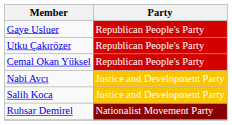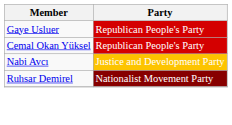- row: (39, 45)
- row: (30, 95)
